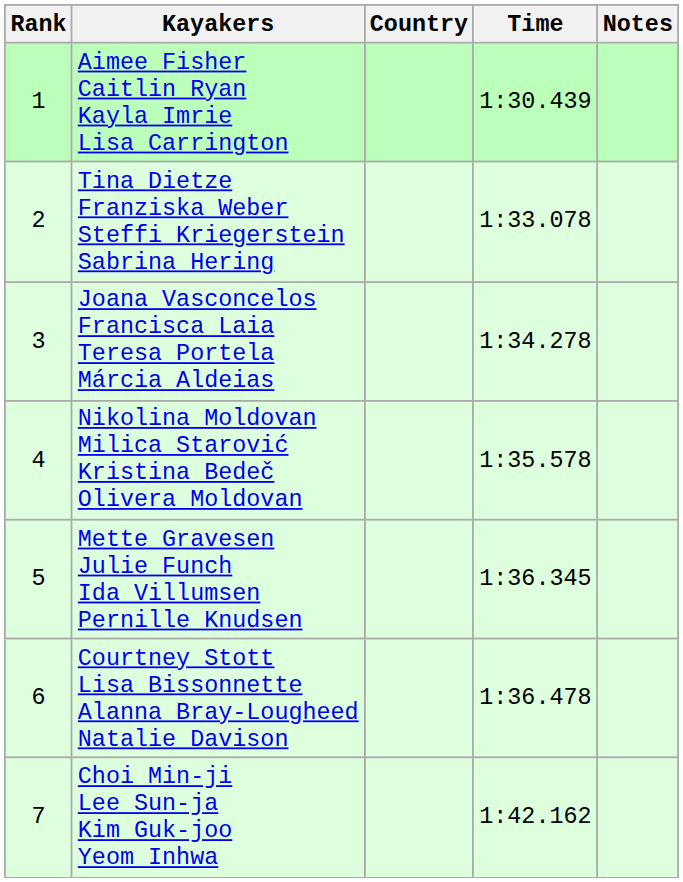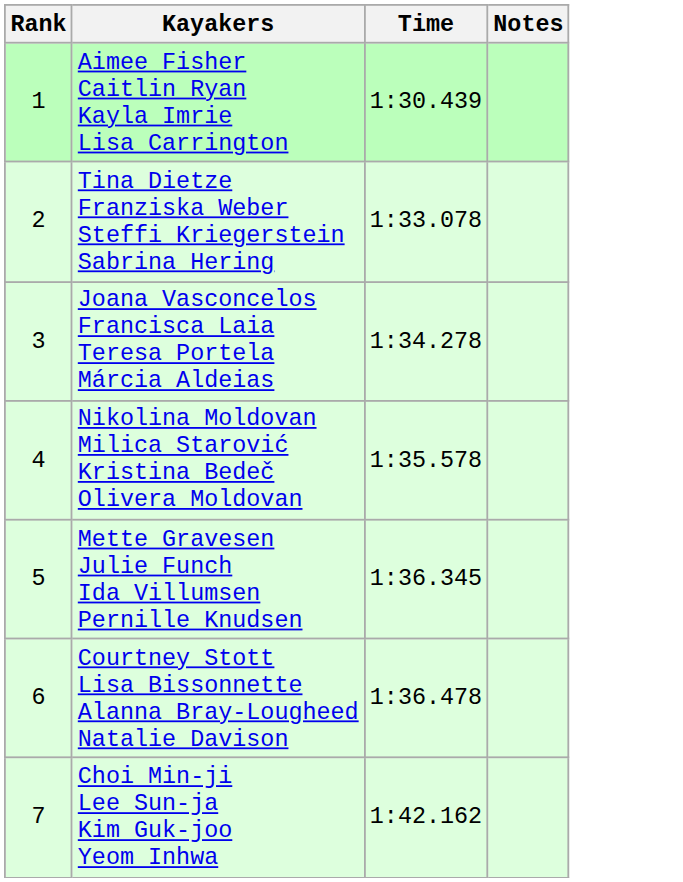- column: (419, 24)
